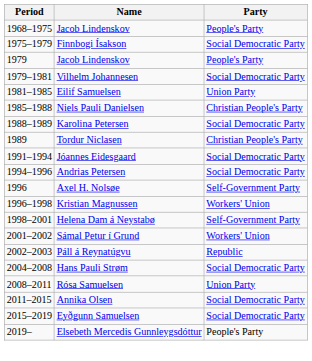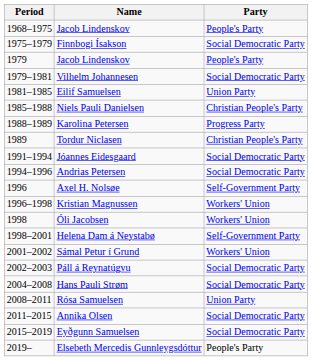(256, 124) Social Democratic Party -> (236, 124) Progress Party
+ row: (17, 220)
(224, 252) Republic -> (256, 268) Social Democratic Party
